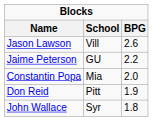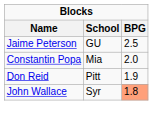- row: (39, 44)
(131, 60) 2.2 -> (131, 44) 2.5
(131, 108) no background -> (131, 92) lightsalmon background
